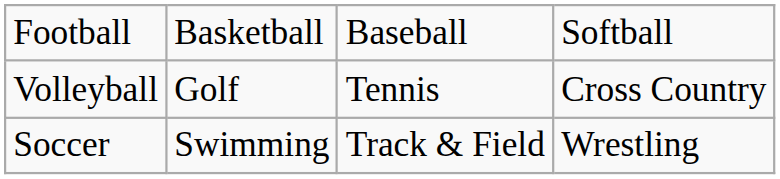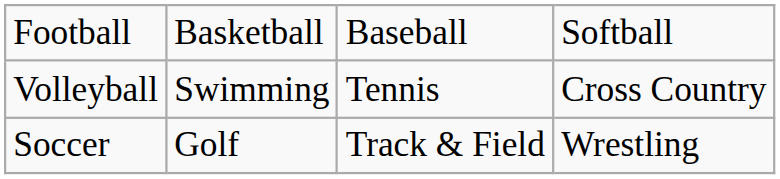(207, 88) Golf -> (252, 88) Swimming
(252, 144) Swimming -> (207, 144) Golf
